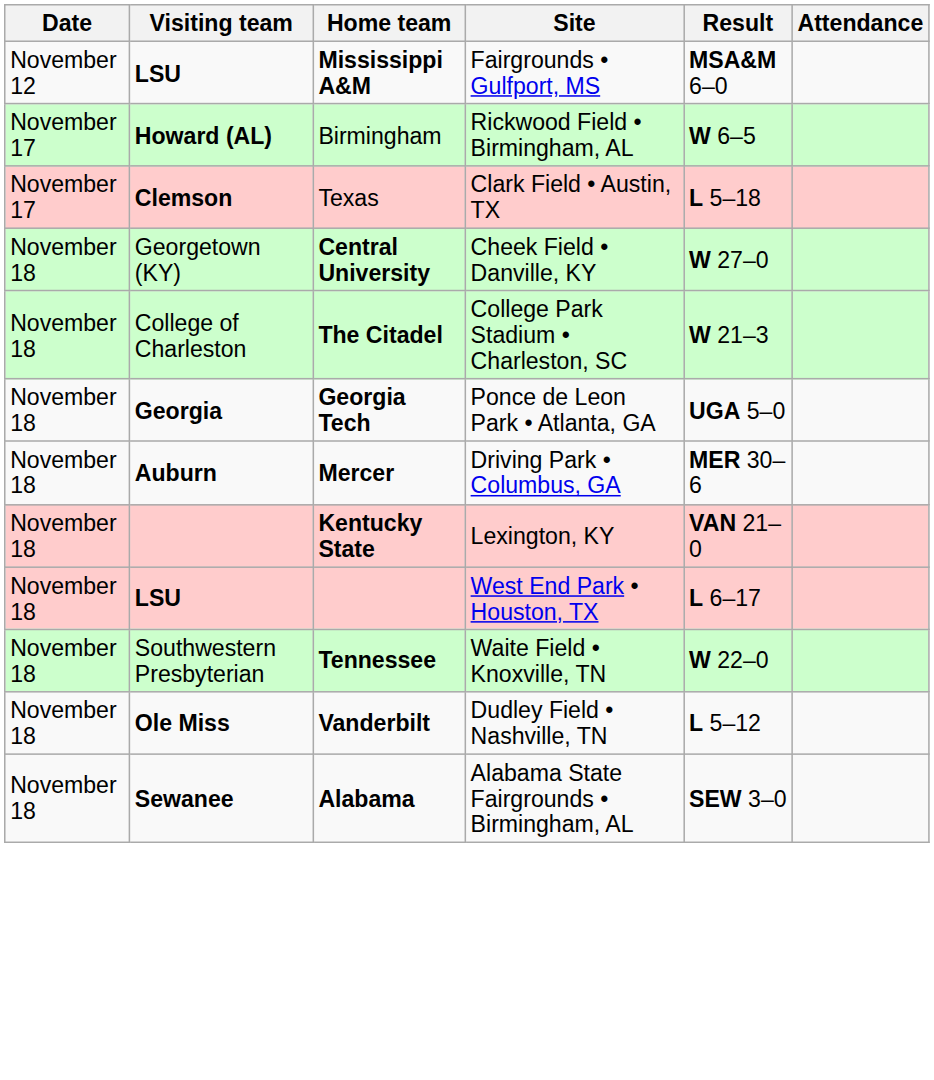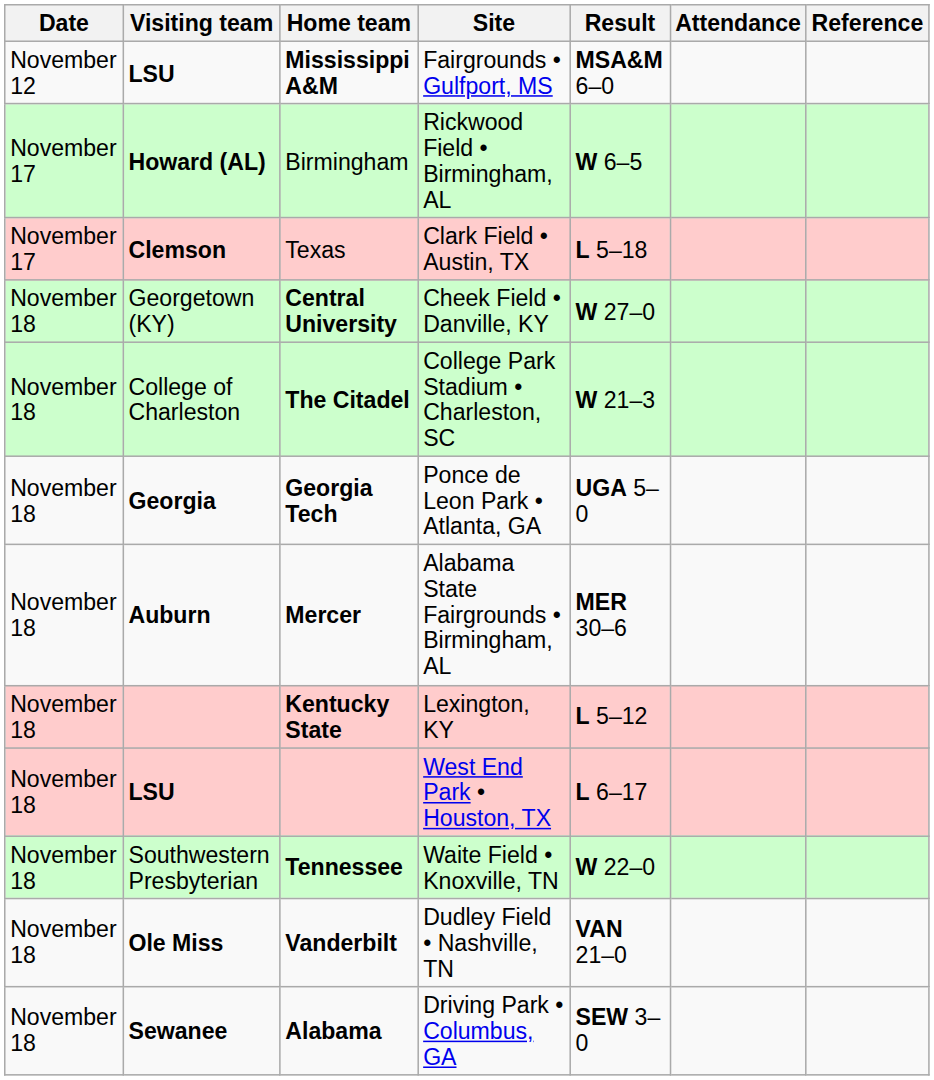+ column: (867, 23)
(546, 473) Driving Park • Columbus, GA -> (492, 615) Alabama State Fairgrounds • Birmingham, AL
(735, 535) VAN 21–0 -> (612, 716) L 5–12
(725, 723) L 5–12 -> (601, 942) VAN 21–0
(552, 798) Alabama State Fairgrounds • Birmingham, AL -> (493, 1031) Driving Park • Columbus, GA
